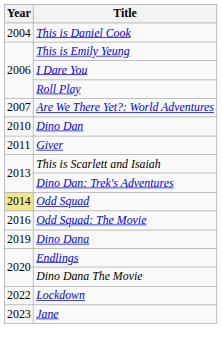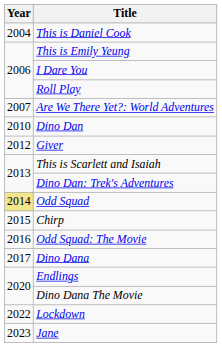(19, 145) 2011 -> (19, 145) 2012
+ row: (50, 220)
(19, 239) 2019 -> (19, 257) 2017
